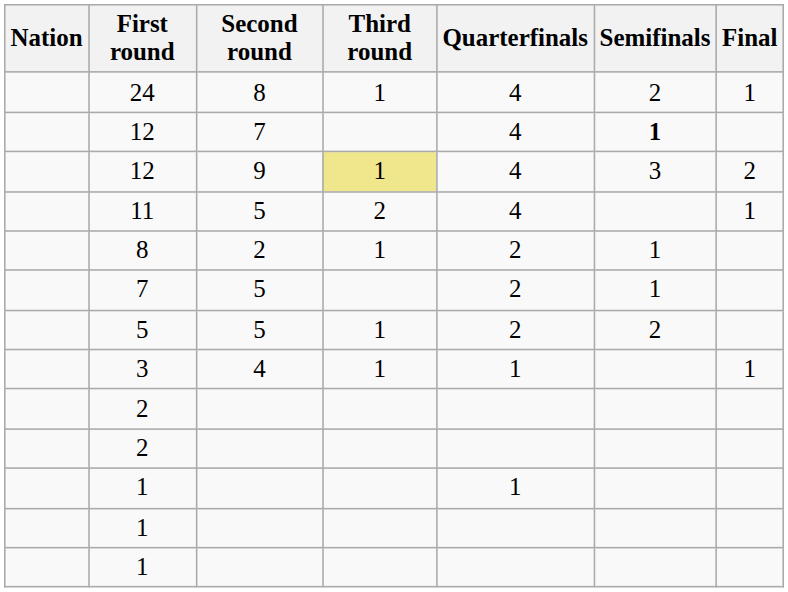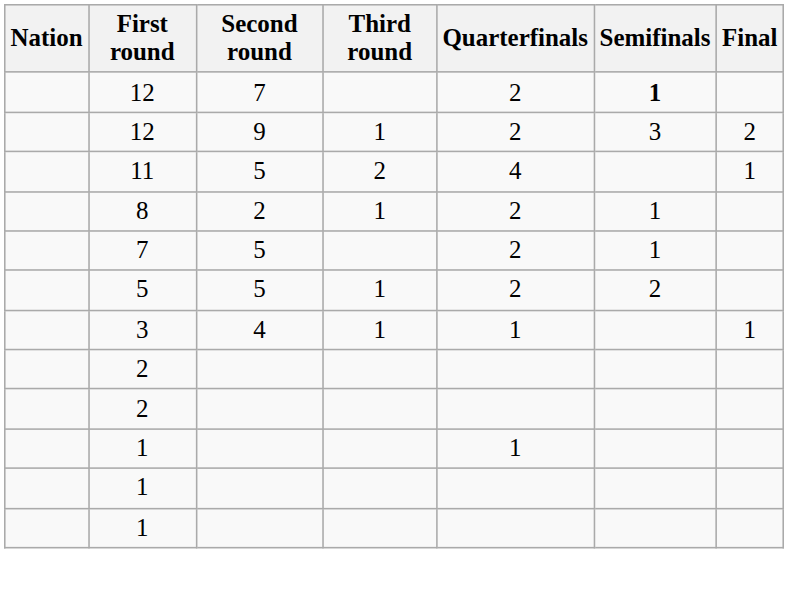- row: (142, 91)
(515, 131) 4 -> (515, 91) 2
(380, 171) khaki background -> (380, 131) no background
(515, 171) 4 -> (515, 131) 2
